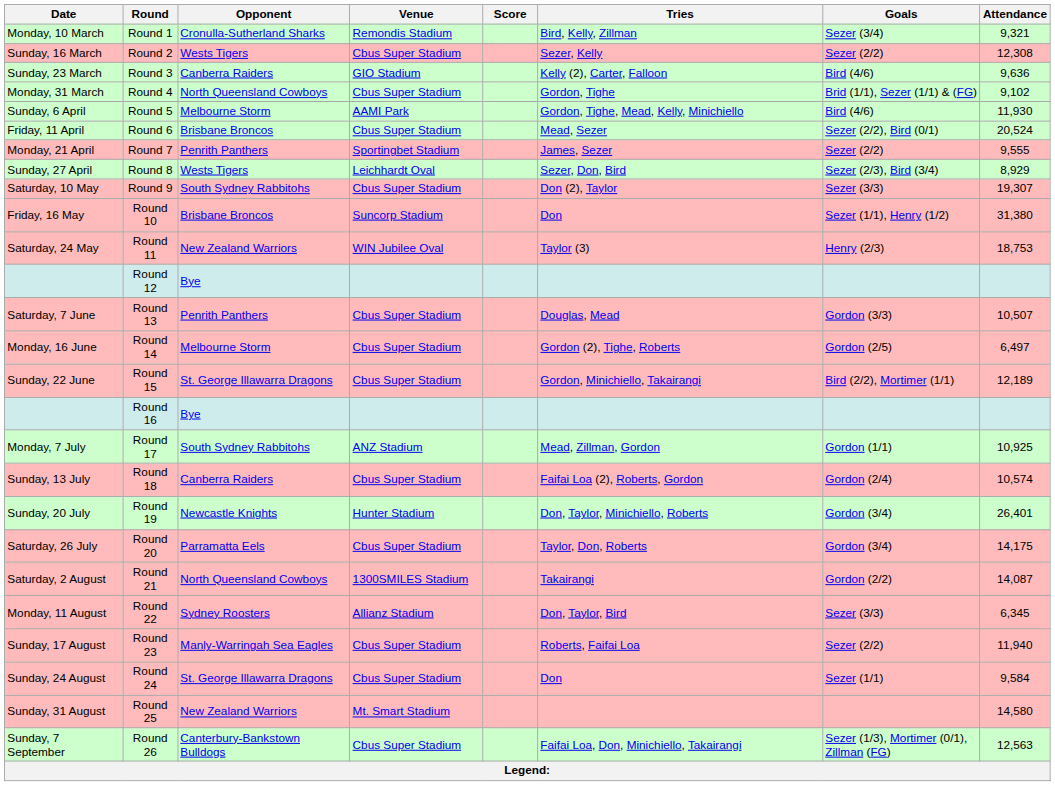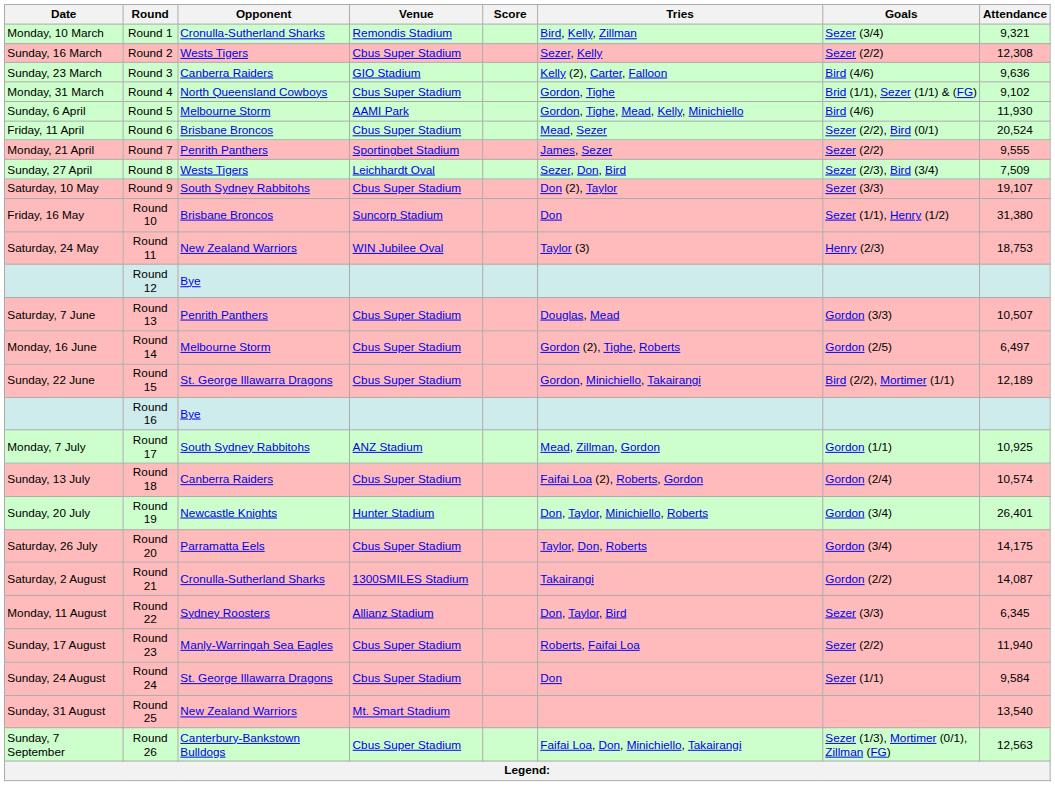(1015, 169) 8,929 -> (1015, 169) 7,509
(1015, 189) 19,307 -> (1015, 189) 19,107
(254, 579) North Queensland Cowboys -> (253, 579) Cronulla-Sutherland Sharks
(1015, 711) 14,580 -> (1015, 711) 13,540
